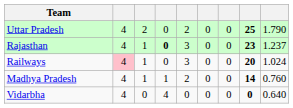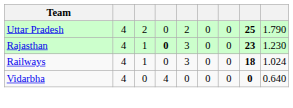(275, 45) 1.237 -> (275, 45) 1.230
(124, 62) pink background -> (124, 62) no background
(250, 62) 20 -> (250, 62) 18
- row: (42, 78)
